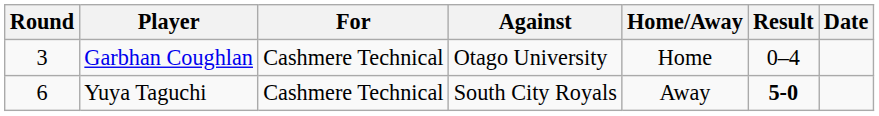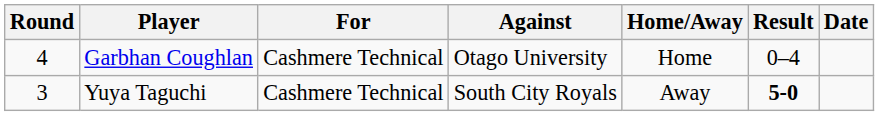(42, 57) 3 -> (42, 57) 4
(42, 92) 6 -> (42, 92) 3
